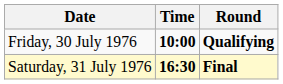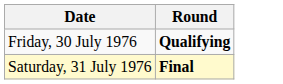- column: (177, 16)
